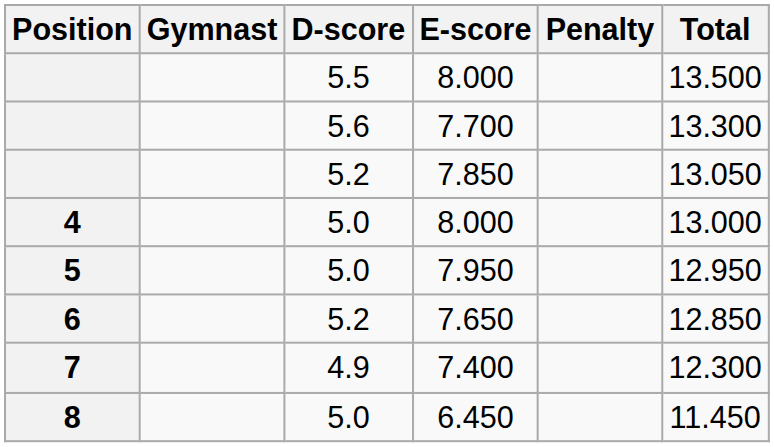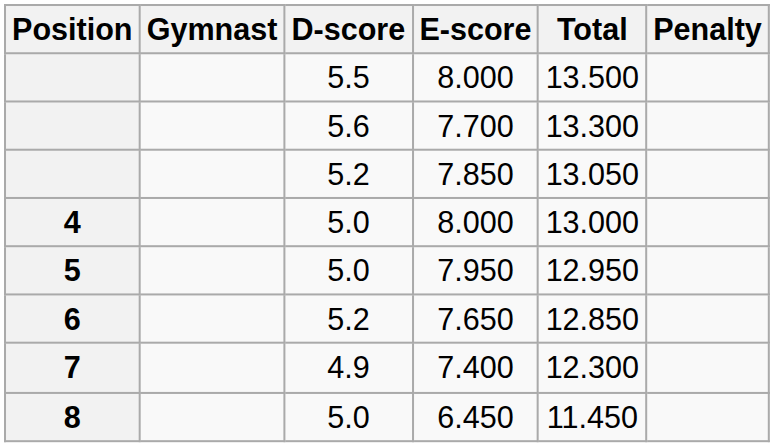columns swapped: (600, 29) <-> (715, 29)
